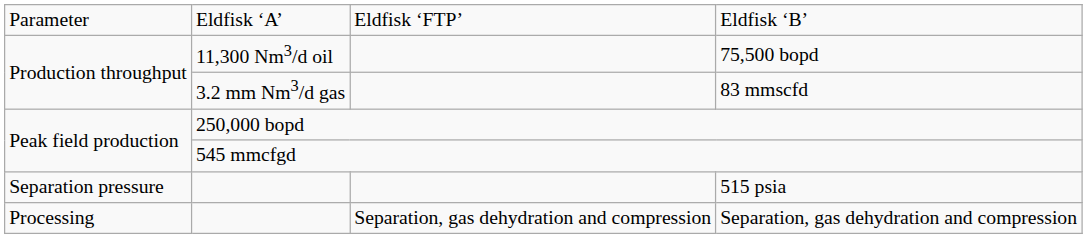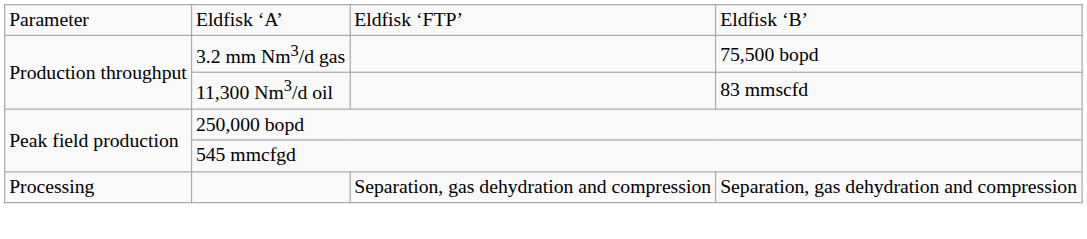(264, 53) 11,300 Nm3/d oil -> (271, 53) 3.2 mm Nm3/d gas
(271, 90) 3.2 mm Nm3/d gas -> (264, 90) 11,300 Nm3/d oil
- row: (753, 186)
